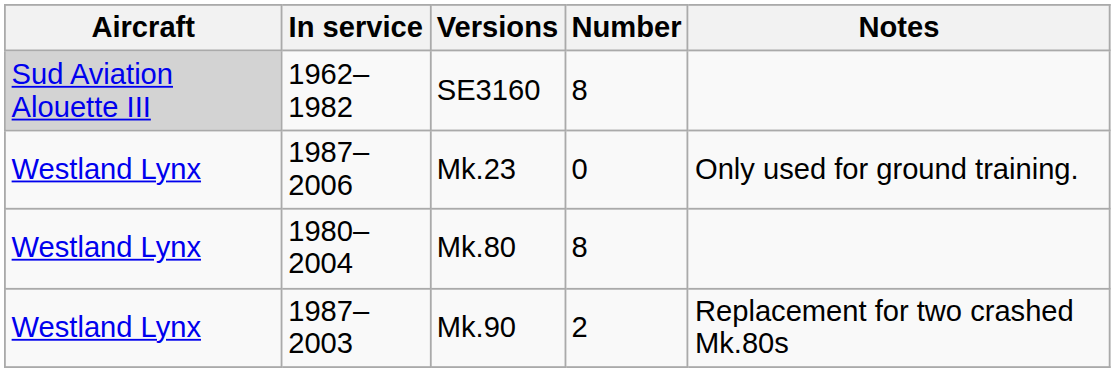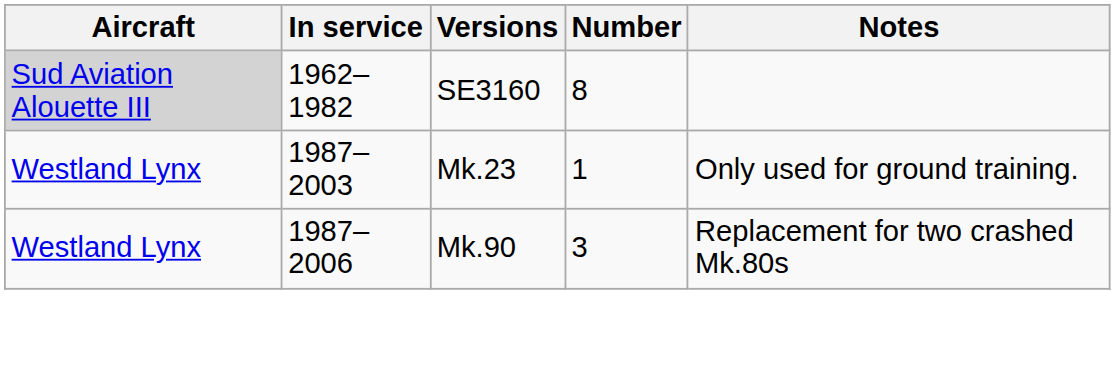(329, 169) 1987–2006 -> (329, 169) 1987–2003
(580, 169) 0 -> (580, 169) 1
- row: (476, 248)
(329, 326) 1987–2003 -> (329, 248) 1987–2006
(580, 326) 2 -> (580, 248) 3
